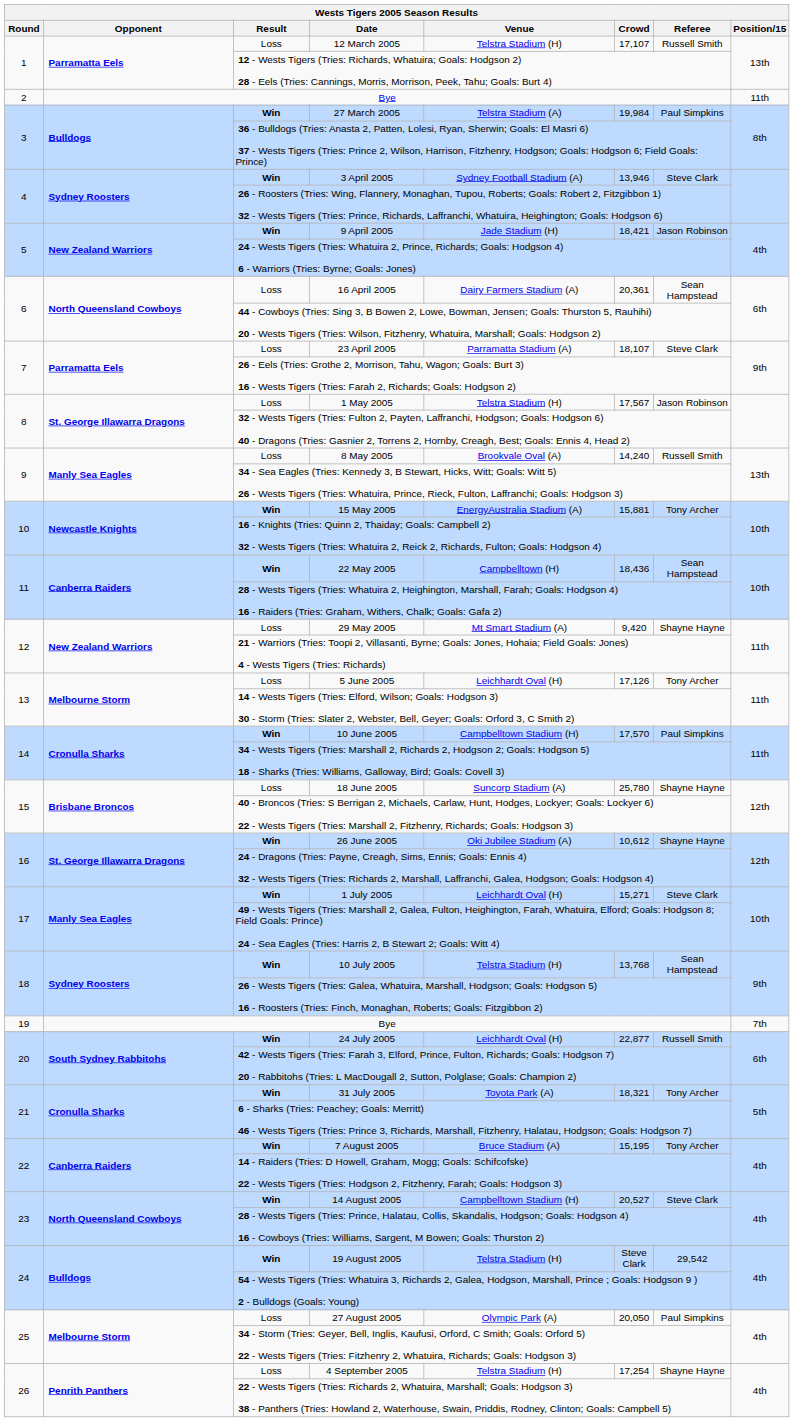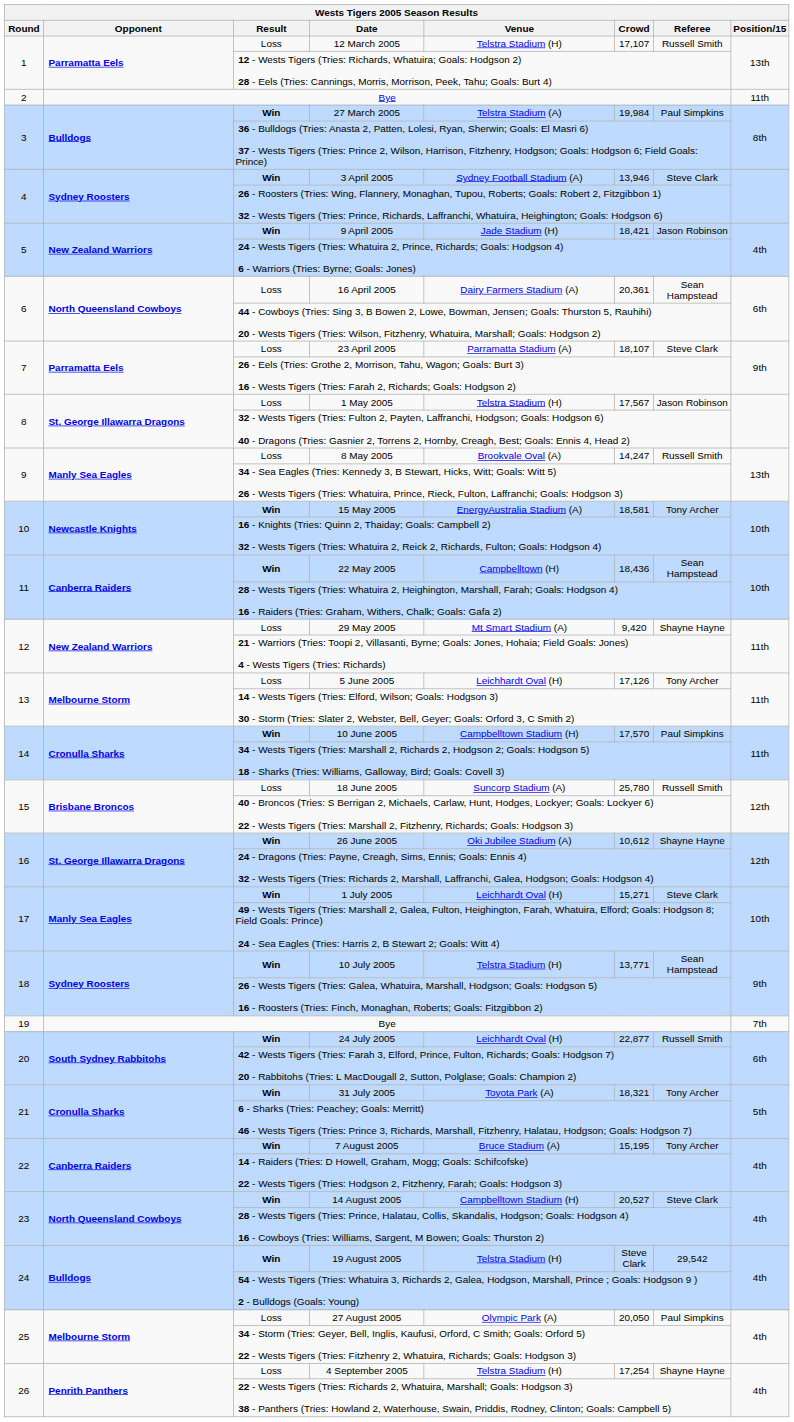(634, 456) 14,240 -> (634, 456) 14,247
(634, 510) 15,881 -> (634, 510) 18,581
(692, 788) Shayne Hayne -> (692, 788) Russell Smith
(634, 965) 13,768 -> (634, 965) 13,771
